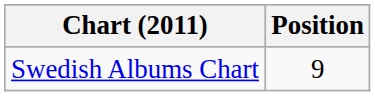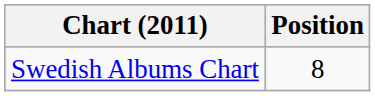(318, 68) 9 -> (318, 68) 8
